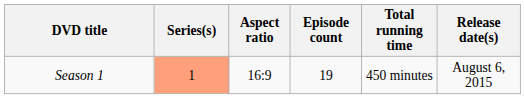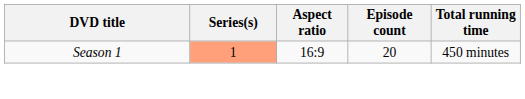- column: (479, 30)
(326, 75) 19 -> (389, 52) 20
